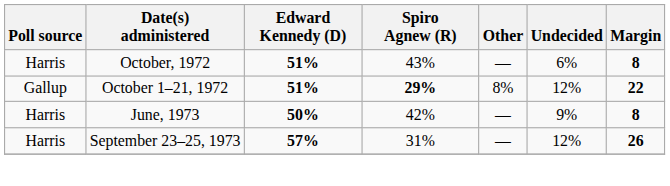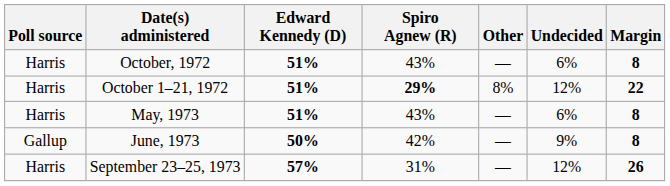(45, 88) Gallup -> (45, 88) Harris
+ row: (165, 115)
(45, 115) Harris -> (45, 141) Gallup
